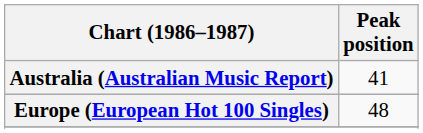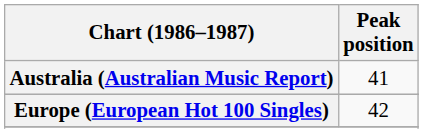(378, 110) 48 -> (378, 110) 42
